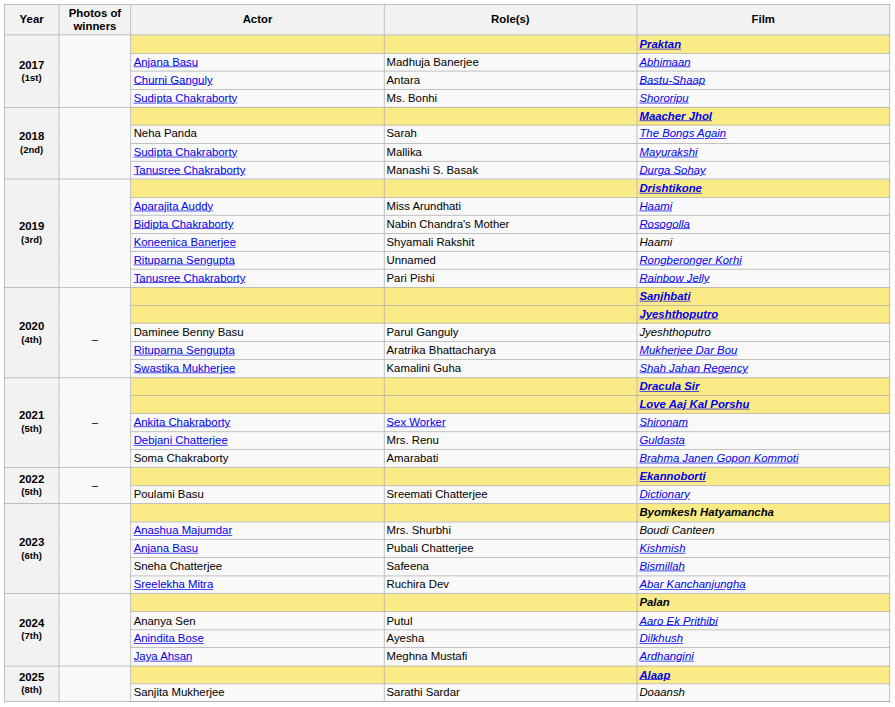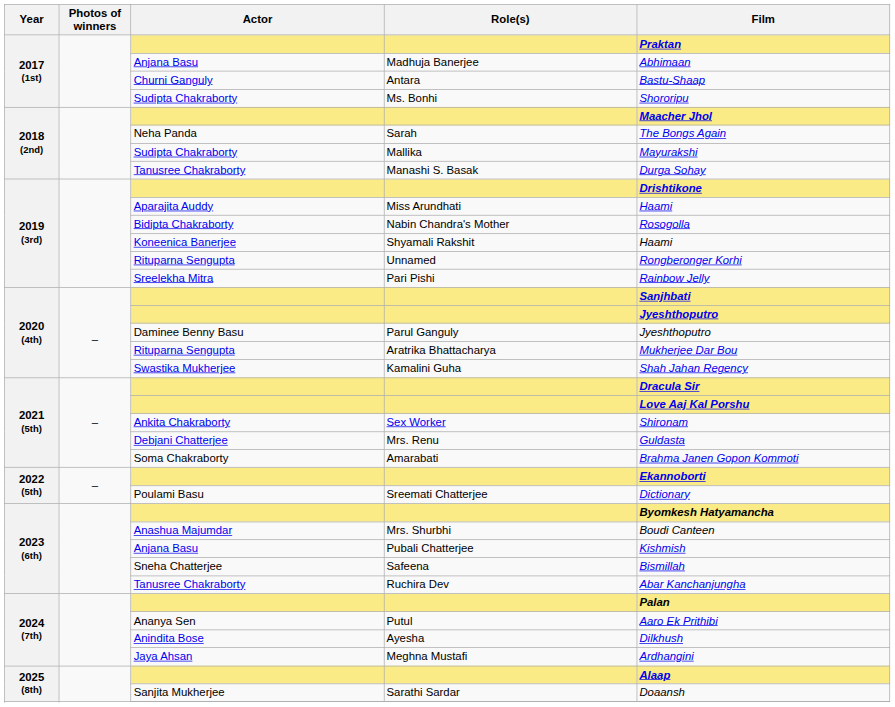(190, 278) Tanusree Chakraborty -> (173, 278) Sreelekha Mitra
(173, 584) Sreelekha Mitra -> (190, 584) Tanusree Chakraborty
